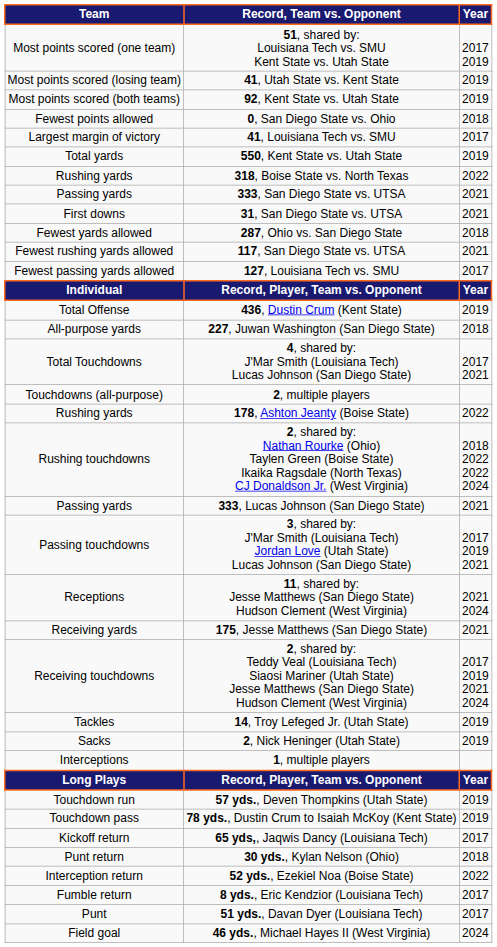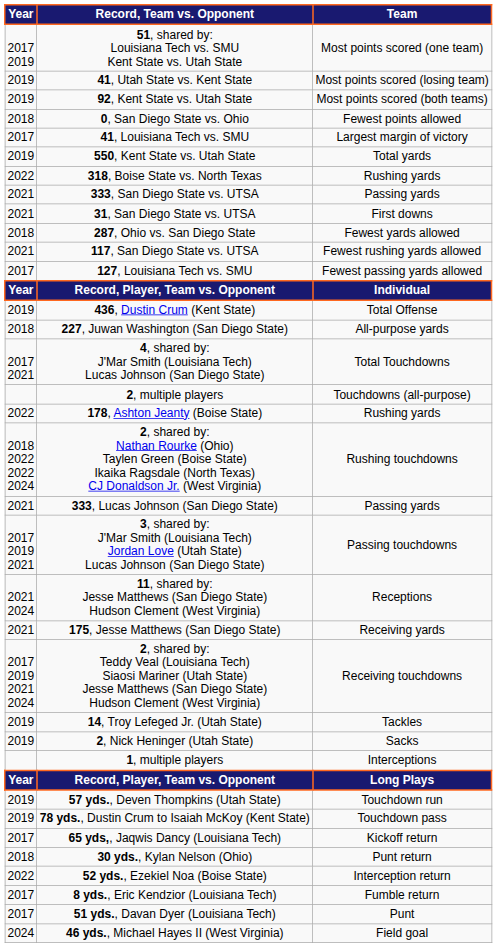columns swapped: (94, 14) <-> (475, 14)
